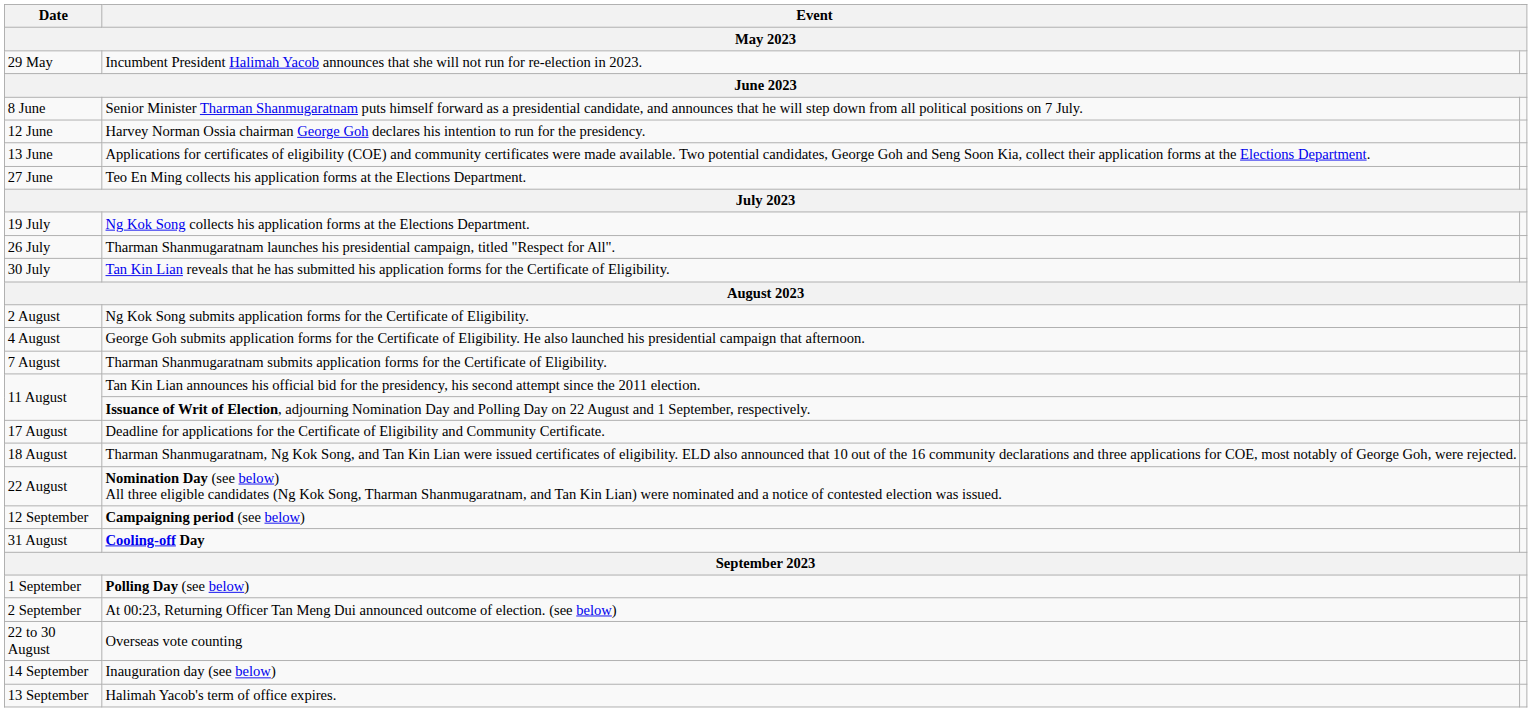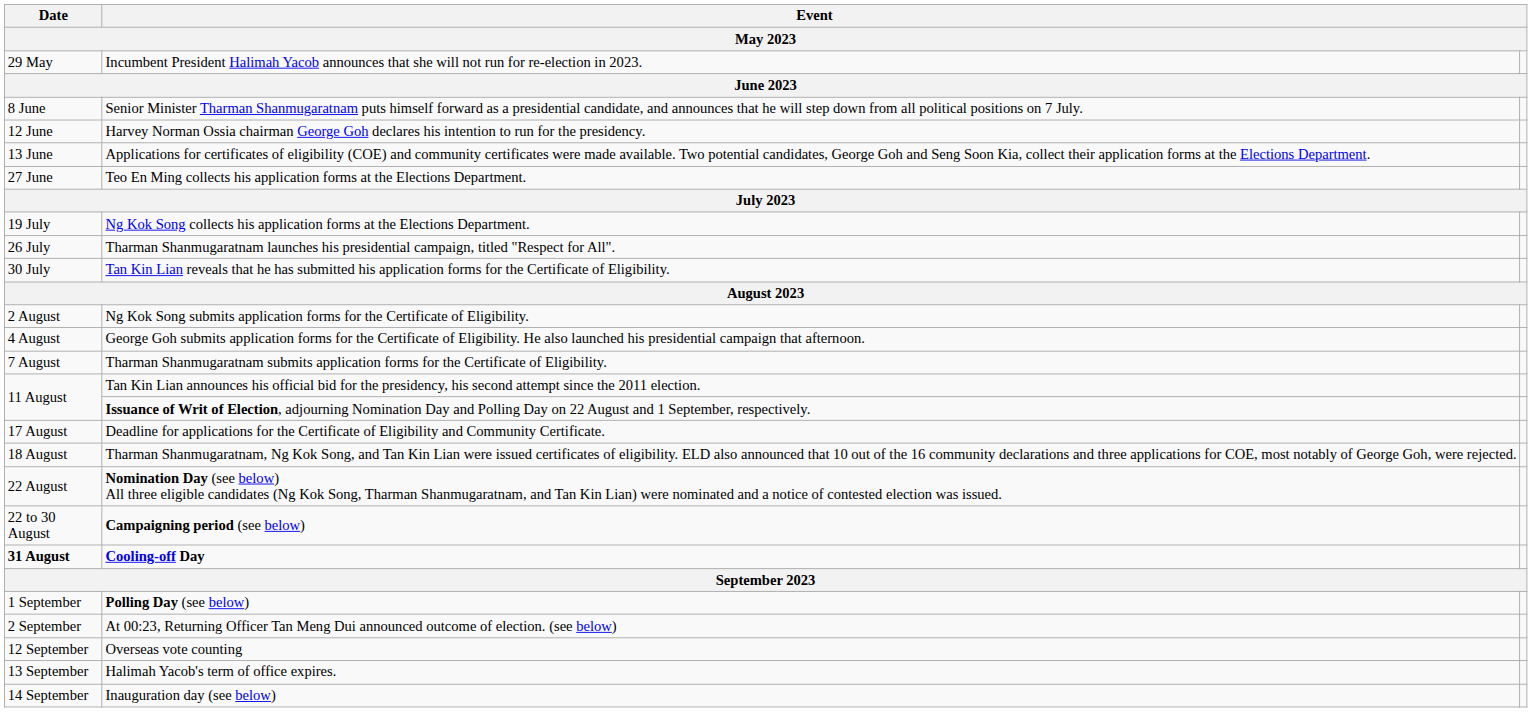(48, 517) 12 September -> (32, 525) 22 to 30 August
(38, 540) normal -> (39, 556) bold
(32, 640) 22 to 30 August -> (48, 649) 12 September
rows swapped: (221, 695) <-> (191, 672)
